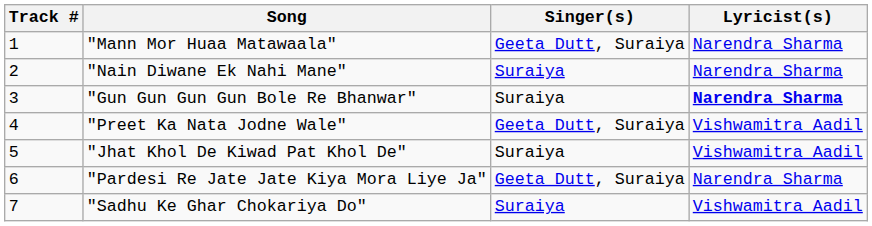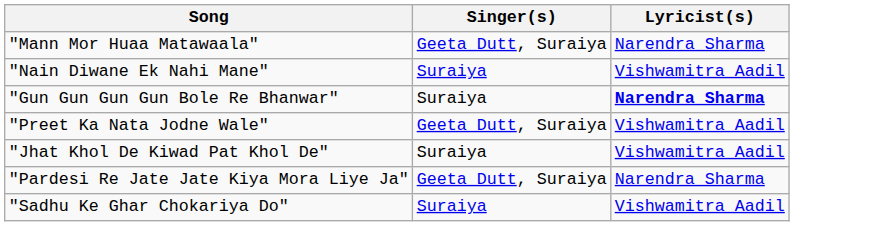- column: (44, 18)
(768, 72) Narendra Sharma -> (700, 72) Vishwamitra Aadil
